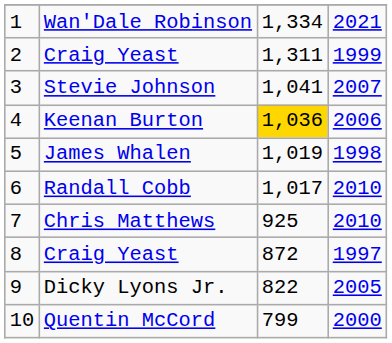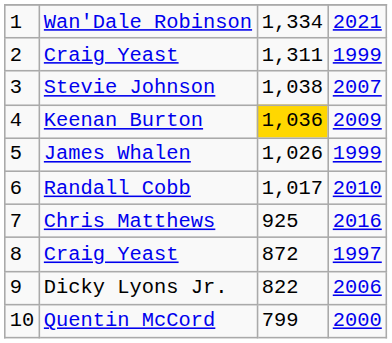(292, 88) 1,041 -> (292, 88) 1,038
(357, 121) 2006 -> (357, 121) 2009
(292, 154) 1,019 -> (292, 154) 1,026
(357, 154) 1998 -> (357, 154) 1999
(357, 221) 2010 -> (357, 221) 2016
(357, 288) 2005 -> (357, 288) 2006
